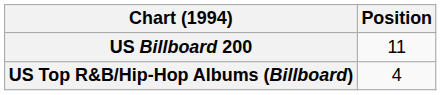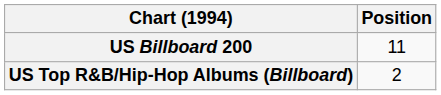(397, 75) 4 -> (397, 75) 2
